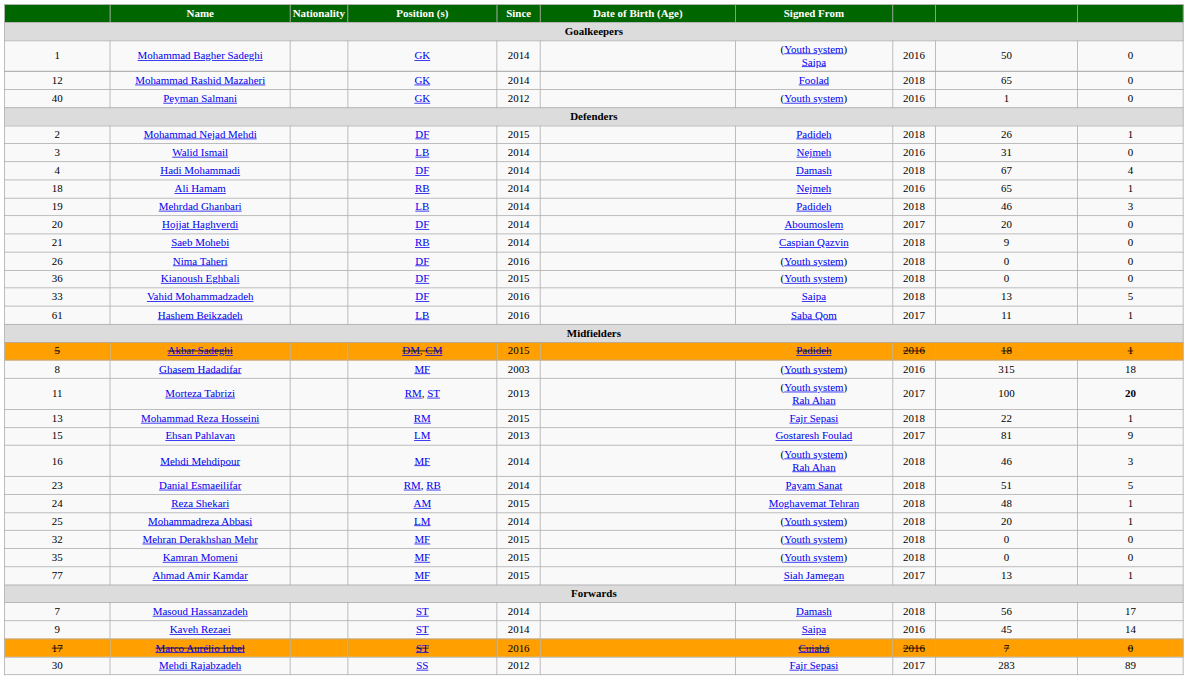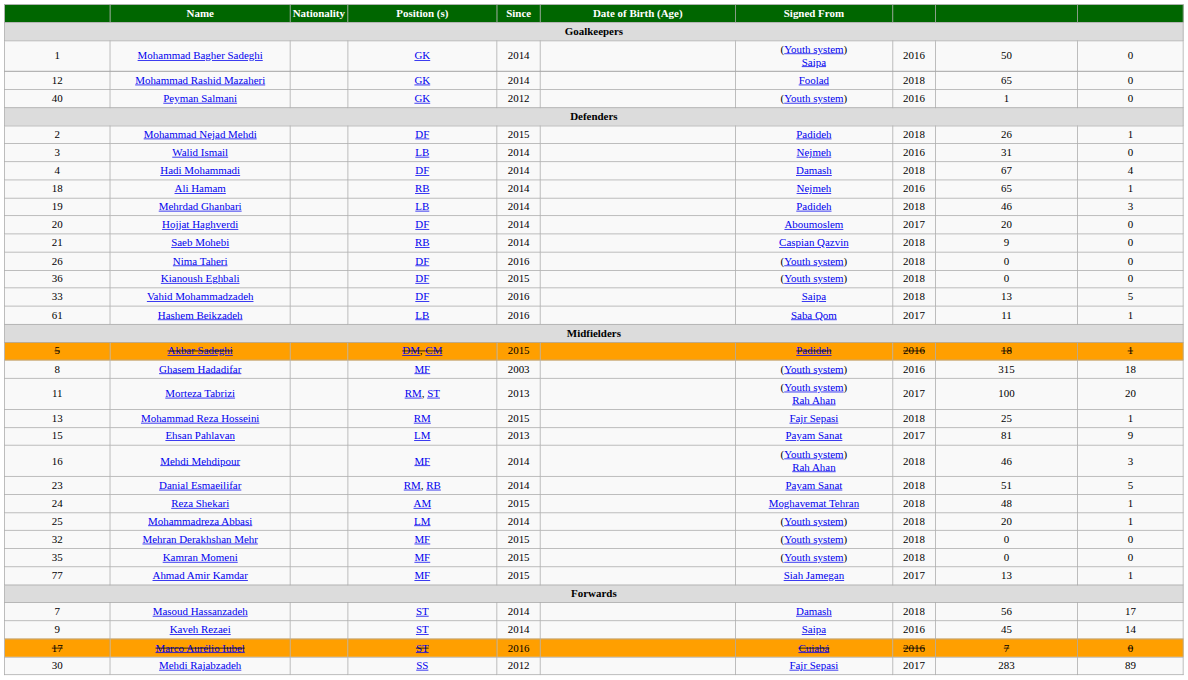(1130, 394) bold -> (1130, 394) normal
(1007, 418) 22 -> (1007, 418) 25
(814, 436) Gostaresh Foulad -> (814, 436) Payam Sanat
